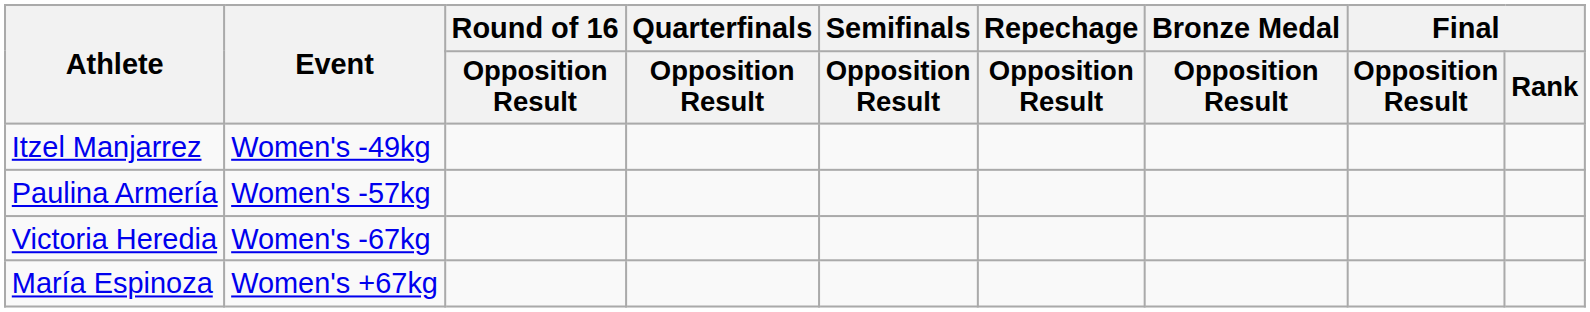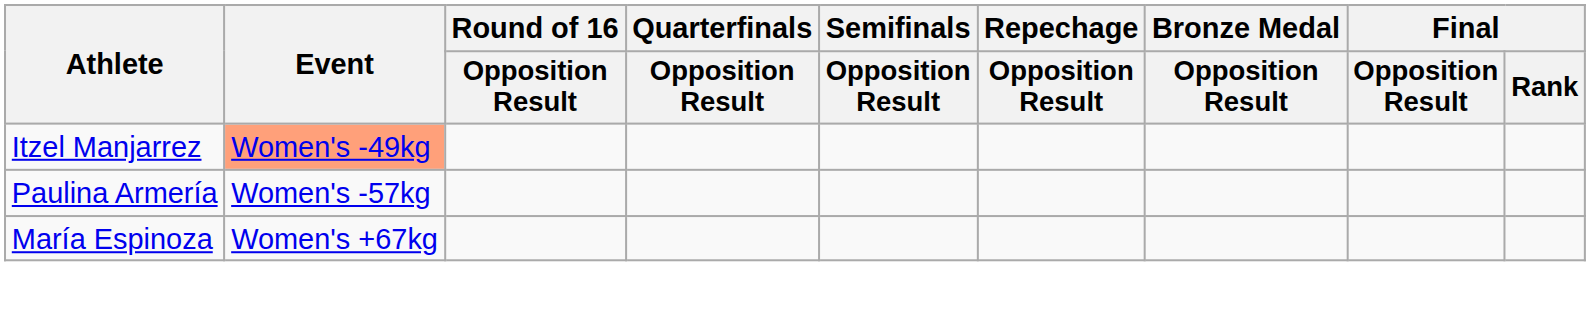(331, 147) no background -> (331, 147) lightsalmon background
- row: (114, 239)
